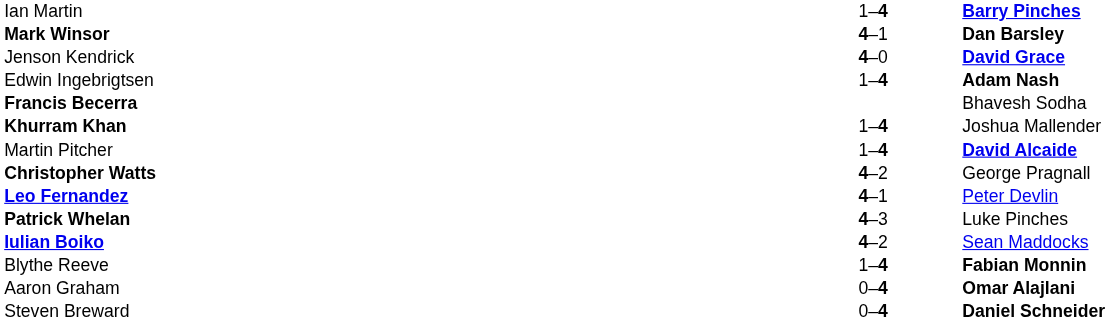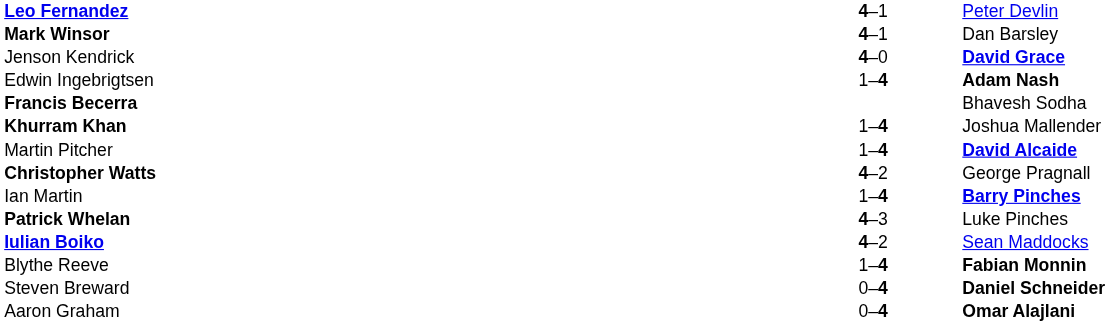rows swapped: (66, 196) <-> (43, 11)
(1013, 34) bold -> (1010, 34) normal
rows swapped: (67, 311) <-> (62, 288)
